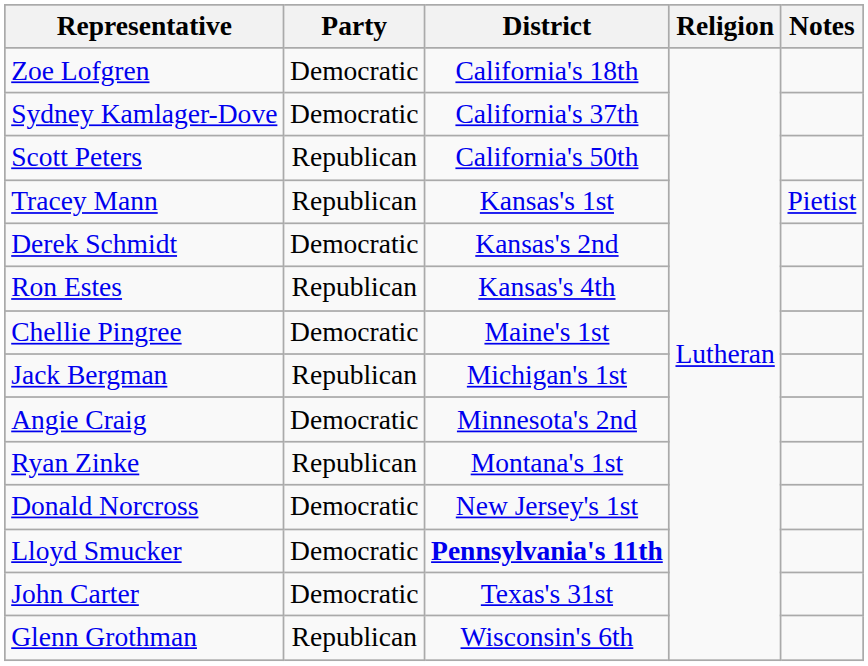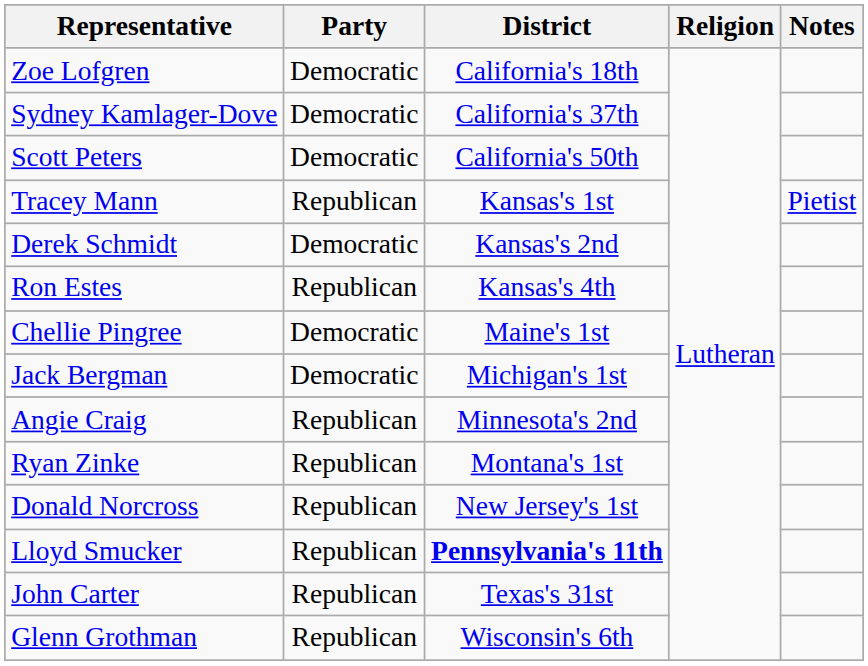(354, 157) Republican -> (354, 157) Democratic
(354, 375) Republican -> (354, 375) Democratic
(354, 419) Democratic -> (354, 419) Republican
(354, 506) Democratic -> (354, 506) Republican
(354, 550) Democratic -> (354, 550) Republican
(354, 593) Democratic -> (354, 593) Republican
